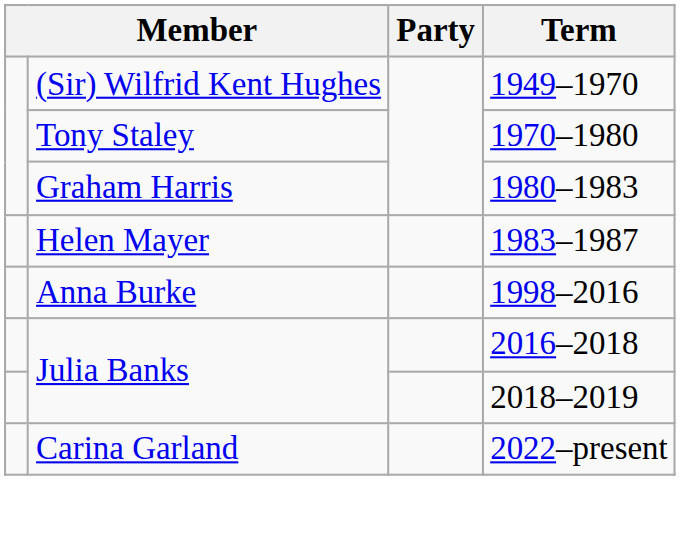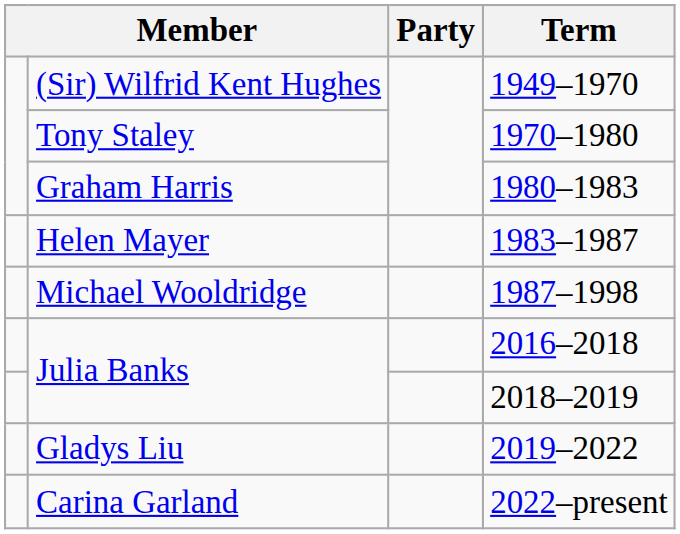+ row: (171, 291)
- row: (116, 291)
+ row: (110, 448)
